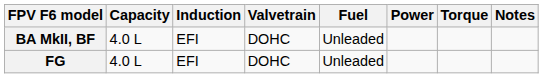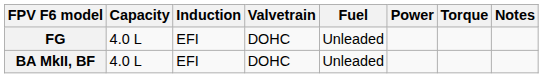rows swapped: (55, 38) <-> (55, 61)
